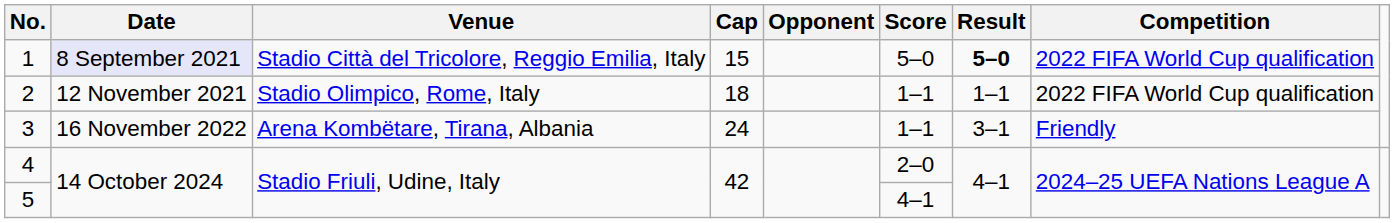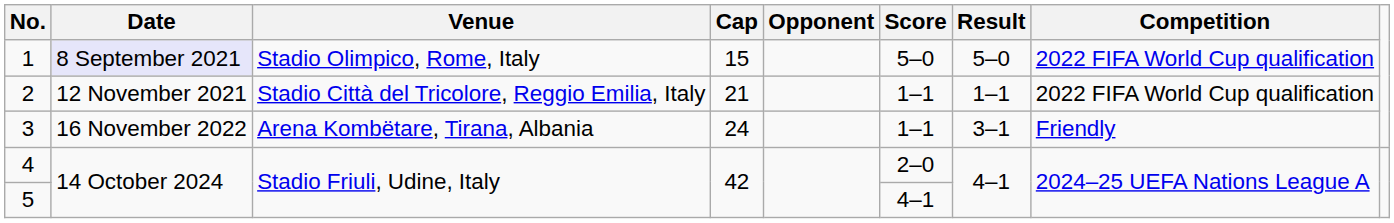(481, 57) Stadio Città del Tricolore, Reggio Emilia, Italy -> (398, 57) Stadio Olimpico, Rome, Italy
(991, 57) bold -> (991, 57) normal
(398, 93) Stadio Olimpico, Rome, Italy -> (481, 93) Stadio Città del Tricolore, Reggio Emilia, Italy
(737, 93) 18 -> (737, 93) 21
